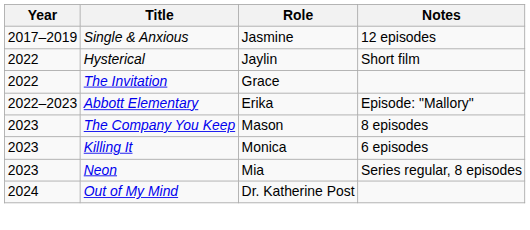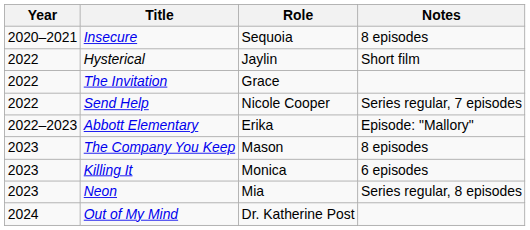- row: (136, 37)
+ row: (110, 37)
+ row: (116, 103)
